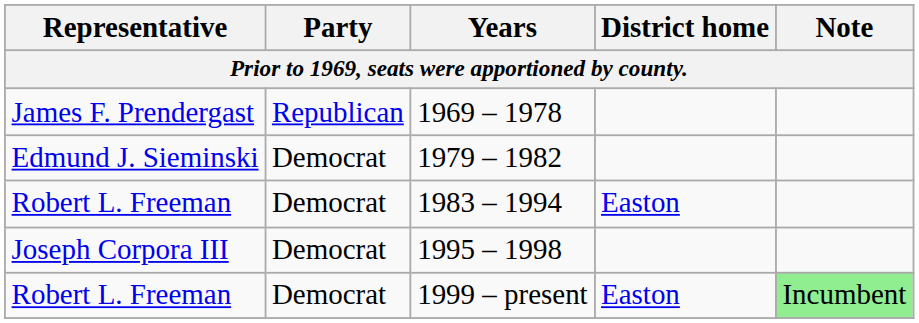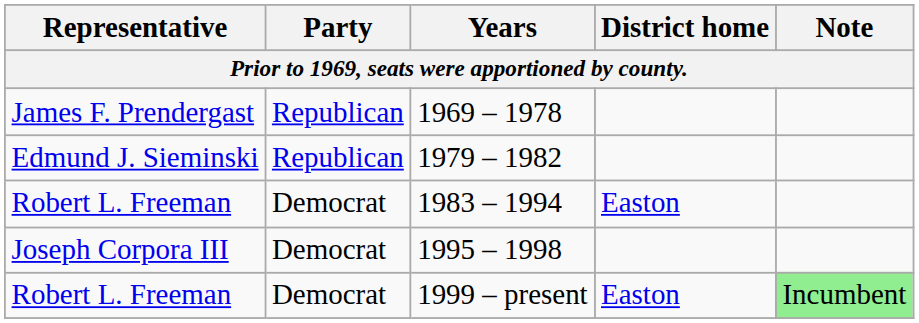(329, 157) Democrat -> (338, 157) Republican
